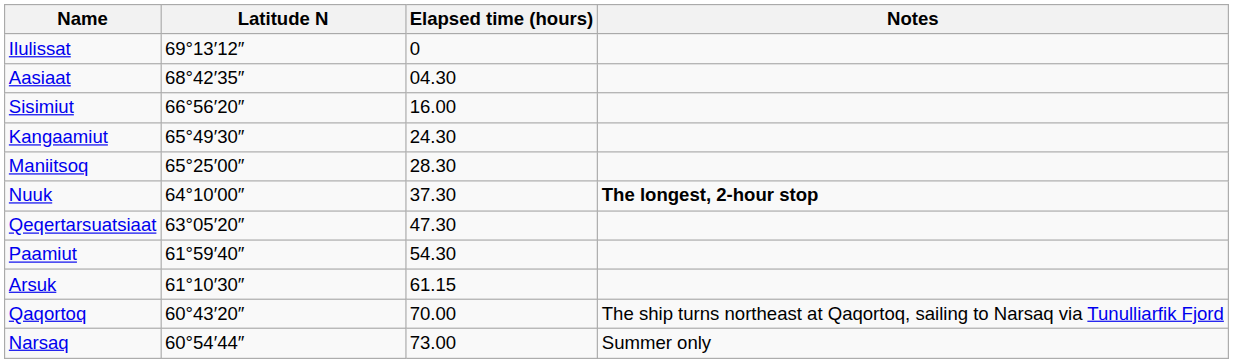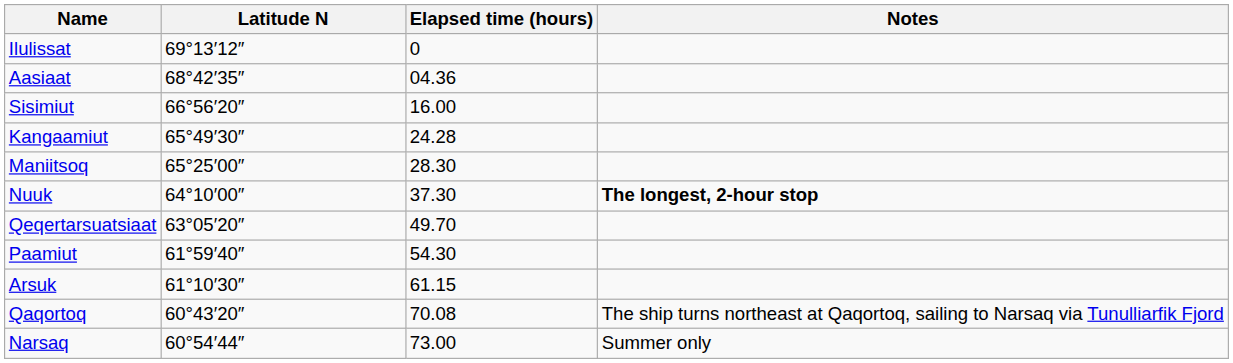(433, 78) 04.30 -> (433, 78) 04.36
(433, 136) 24.30 -> (433, 136) 24.28
(433, 225) 47.30 -> (433, 225) 49.70
(433, 313) 70.00 -> (433, 313) 70.08
